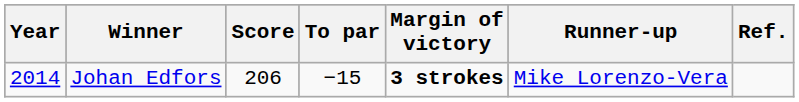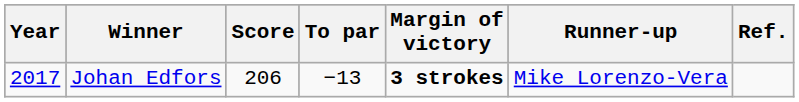(35, 80) 2014 -> (35, 80) 2017
(342, 80) −15 -> (342, 80) −13
